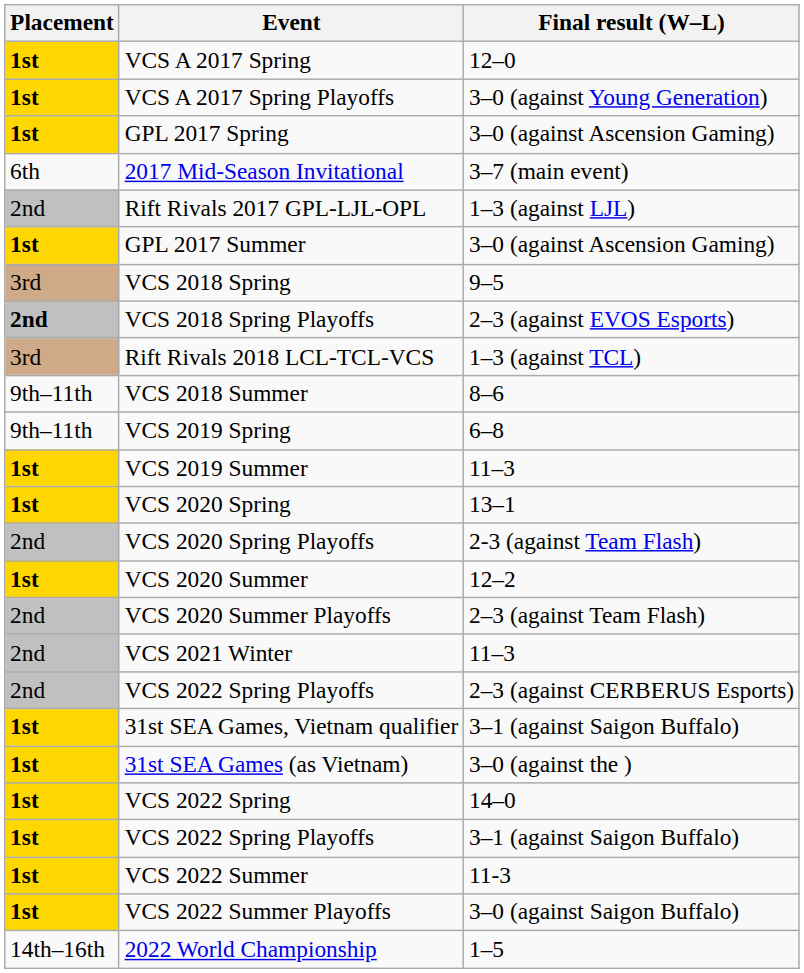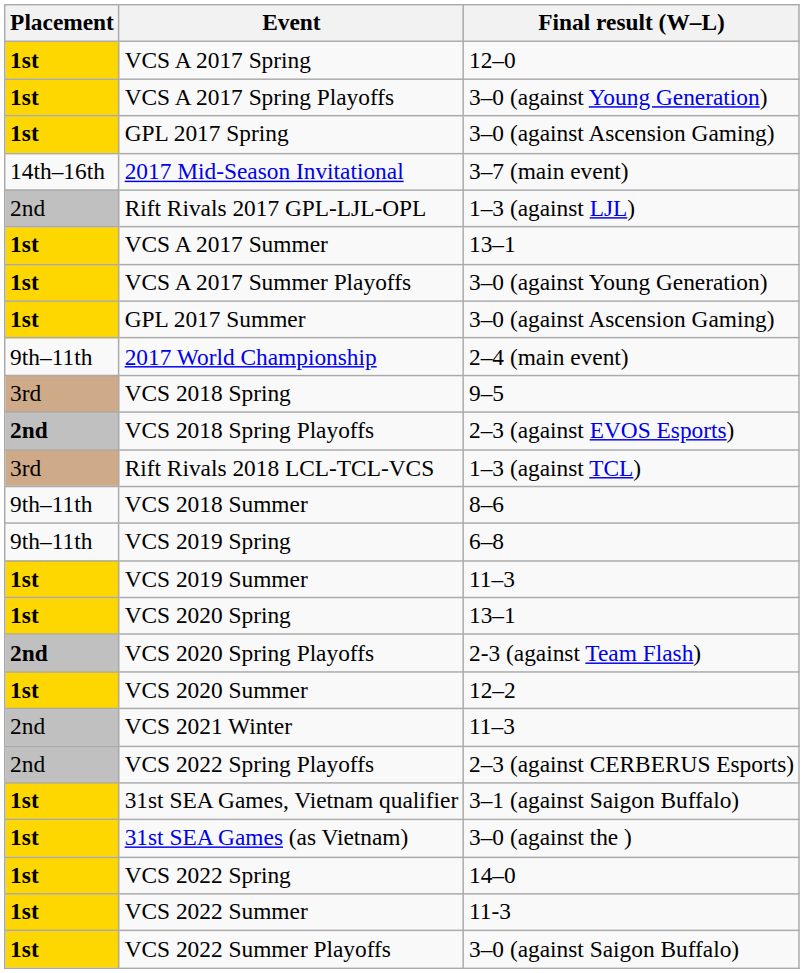(25, 171) 6th -> (57, 171) 14th–16th
+ row: (226, 245)
+ row: (268, 282)
+ row: (251, 356)
(28, 541) normal -> (29, 652) bold
- row: (258, 615)
- row: (249, 838)
- row: (251, 949)
